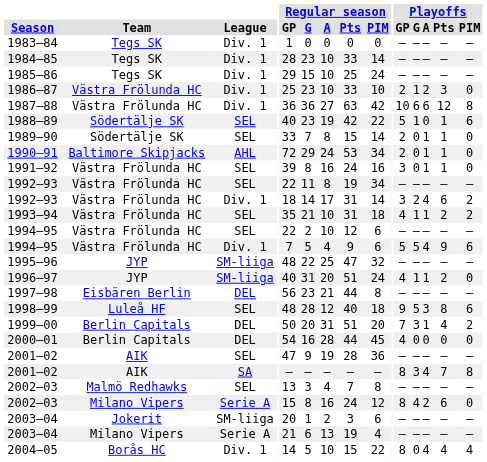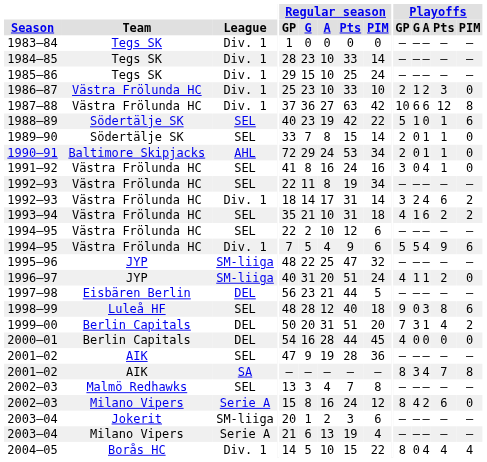(289, 106) 36 -> (289, 106) 37
(289, 168) 39 -> (289, 168) 41
(426, 168) 1 -> (426, 168) 4
(426, 215) 1 -> (426, 215) 6
(378, 293) 8 -> (378, 293) 5
(416, 309) 5 -> (416, 309) 0
